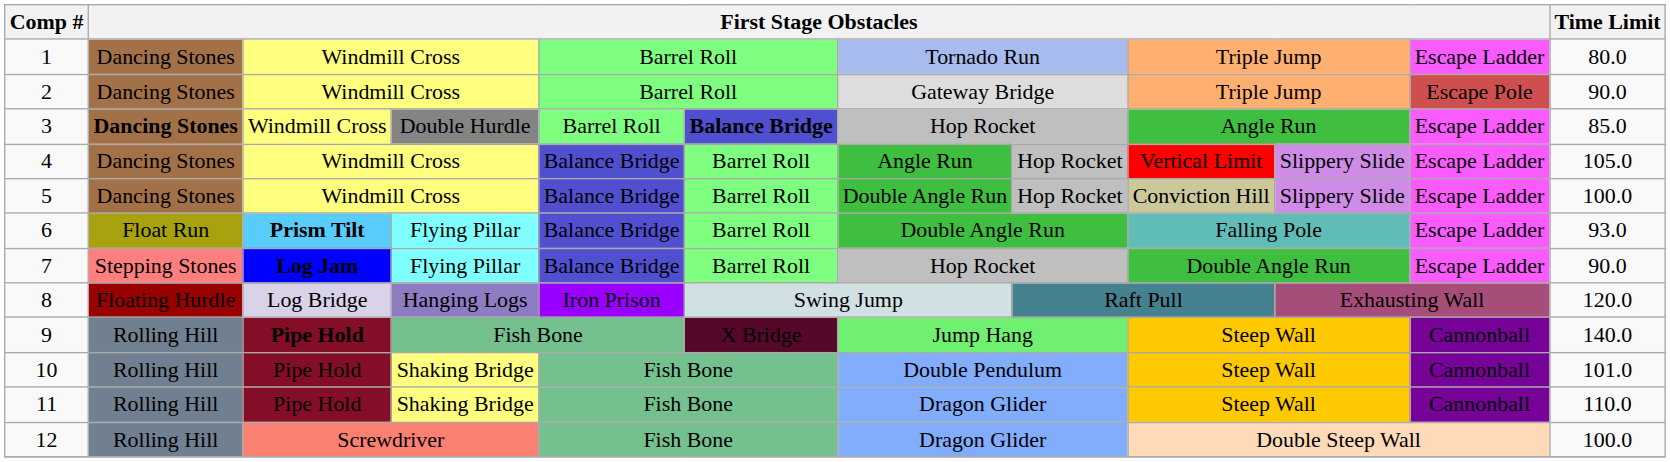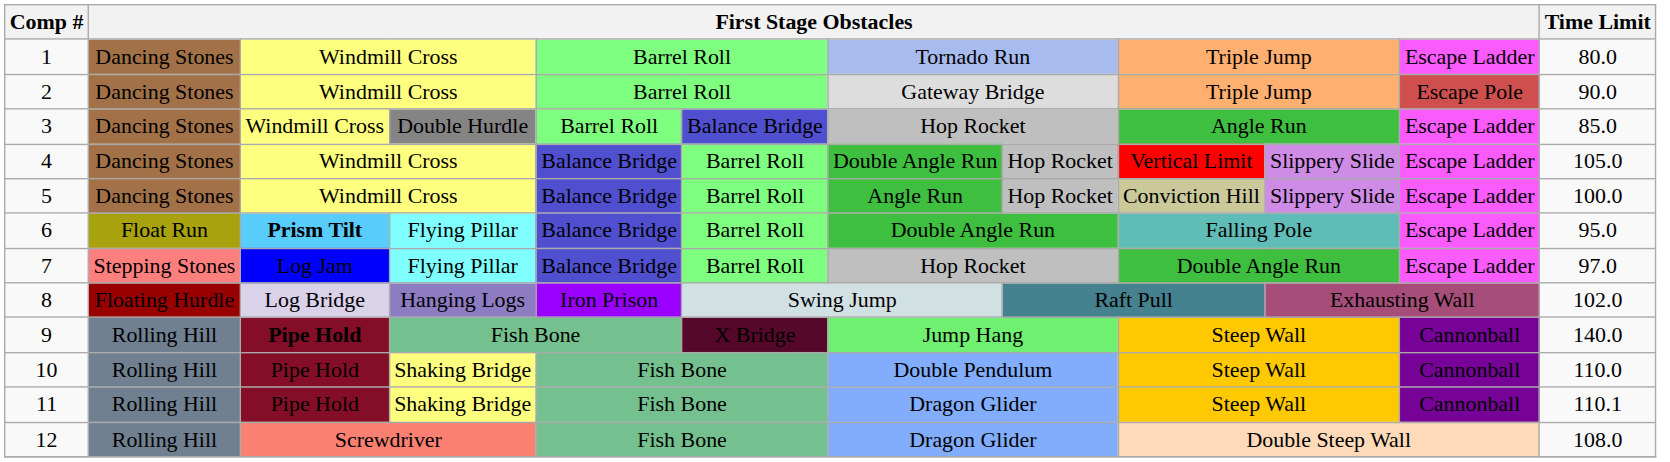(166, 126) bold -> (164, 126) normal
(761, 126) bold -> (755, 126) normal
(925, 160) Angle Run -> (915, 160) Double Angle Run
(925, 195) Double Angle Run -> (915, 195) Angle Run
(1607, 230) 93.0 -> (1598, 230) 95.0
(317, 265) bold -> (315, 265) normal
(1607, 265) 90.0 -> (1598, 265) 97.0
(1607, 299) 120.0 -> (1598, 299) 102.0
(1607, 369) 101.0 -> (1598, 369) 110.0
(1607, 404) 110.0 -> (1598, 404) 110.1
(1607, 439) 100.0 -> (1598, 439) 108.0
